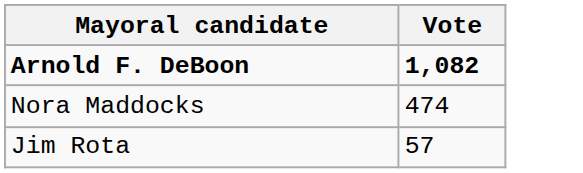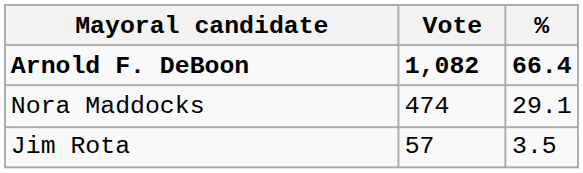+ column: (542, 25)
